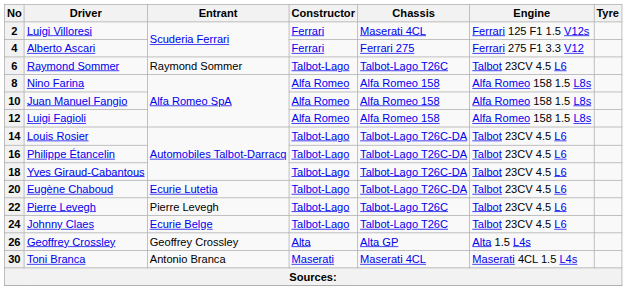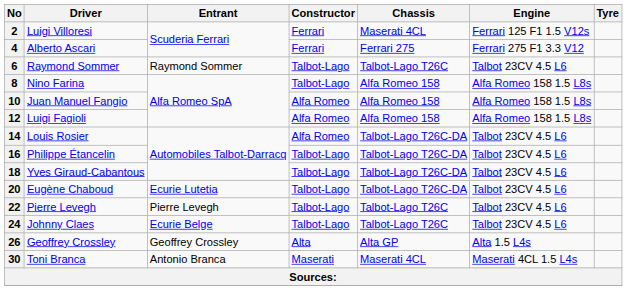(320, 84) Alfa Romeo -> (320, 84) Talbot-Lago
(320, 136) Talbot-Lago -> (320, 136) Alfa Romeo
